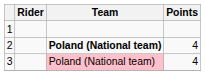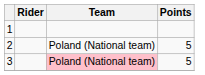(105, 45) bold -> (102, 45) normal
(195, 45) 4 -> (189, 45) 5
(195, 62) 4 -> (189, 62) 5
